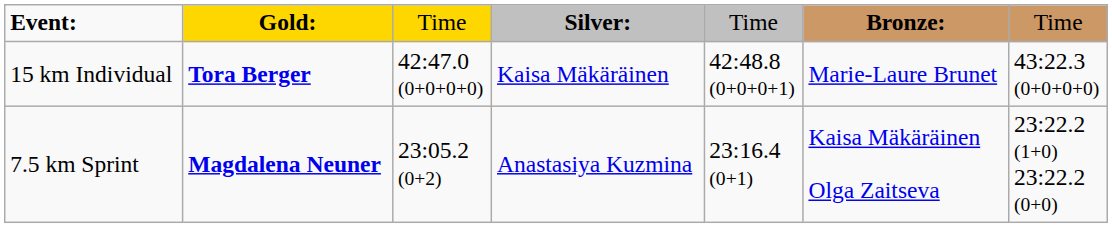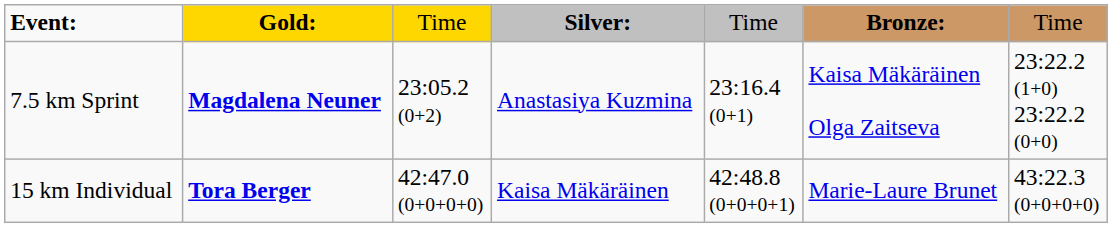rows swapped: (91, 73) <-> (75, 163)
